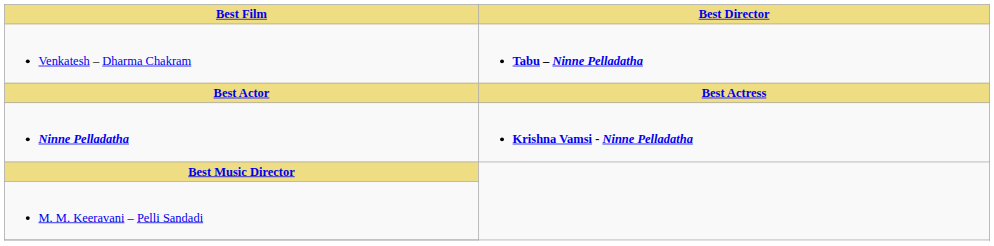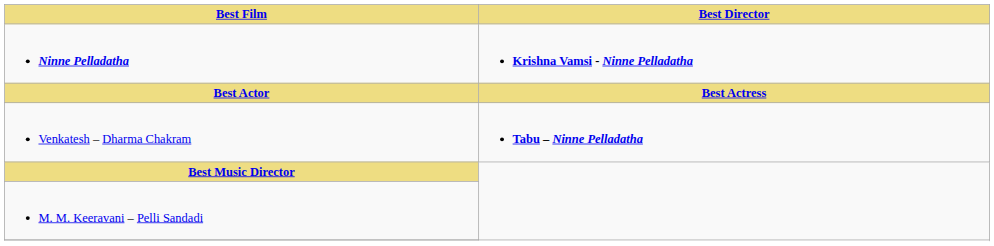rows swapped: (241, 139) <-> (241, 61)
